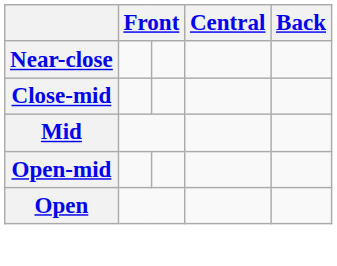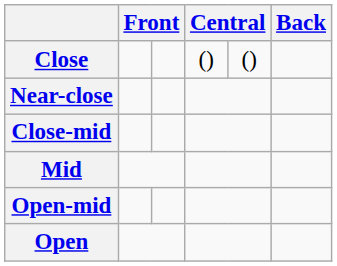+ row: (61, 59)
